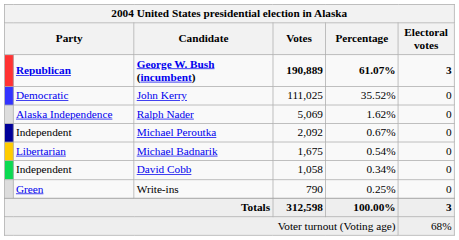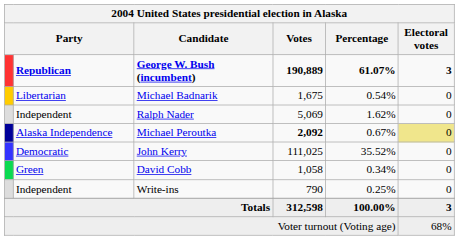rows swapped: (162, 96) <-> (177, 151)
(64, 114) Alaska Independence -> (44, 114) Independent
(44, 133) Independent -> (64, 133) Alaska Independence
(310, 133) normal -> (310, 133) bold
(449, 133) no background -> (449, 133) khaki background
(44, 170) Independent -> (30, 170) Green
(30, 188) Green -> (44, 188) Independent
